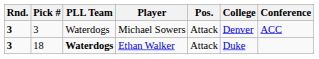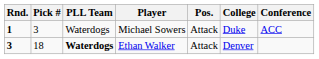(9, 29) 3 -> (9, 29) 1
(238, 29) Denver -> (234, 29) Duke
(234, 45) Duke -> (238, 45) Denver
